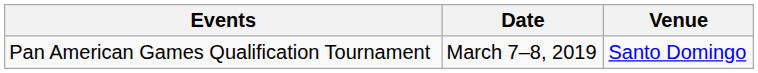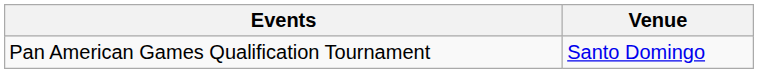- column: (523, 20)
